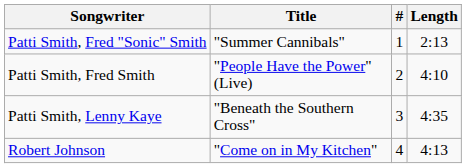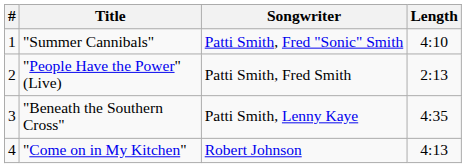columns swapped: (399, 16) <-> (107, 16)
(434, 41) 2:13 -> (434, 41) 4:10
(434, 74) 4:10 -> (434, 74) 2:13
